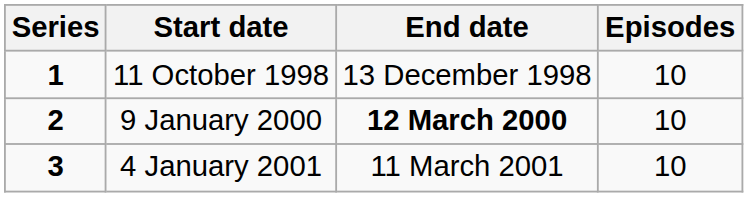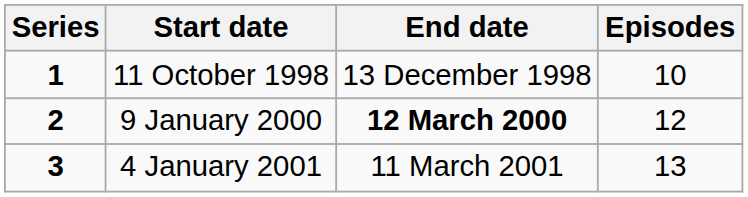(670, 120) 10 -> (670, 120) 12
(670, 167) 10 -> (670, 167) 13
